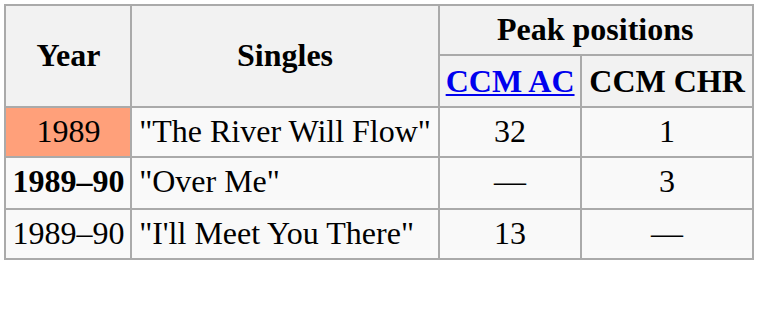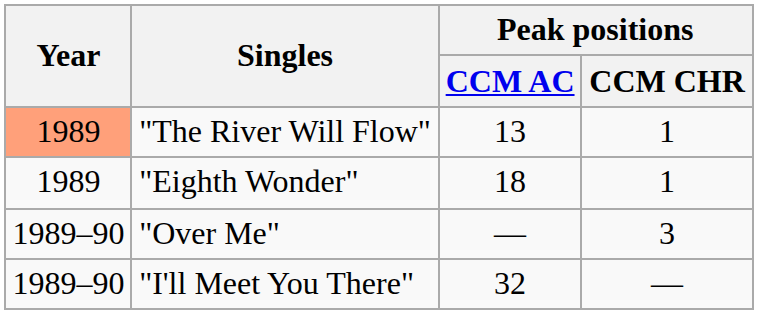(510, 131) 32 -> (510, 131) 13
+ row: (249, 182)
(68, 182) bold -> (68, 232) normal
(510, 232) 13 -> (510, 283) 32
